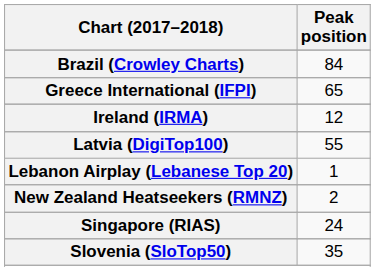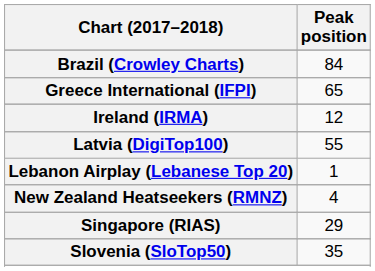(334, 198) 2 -> (334, 198) 4
(334, 225) 24 -> (334, 225) 29
